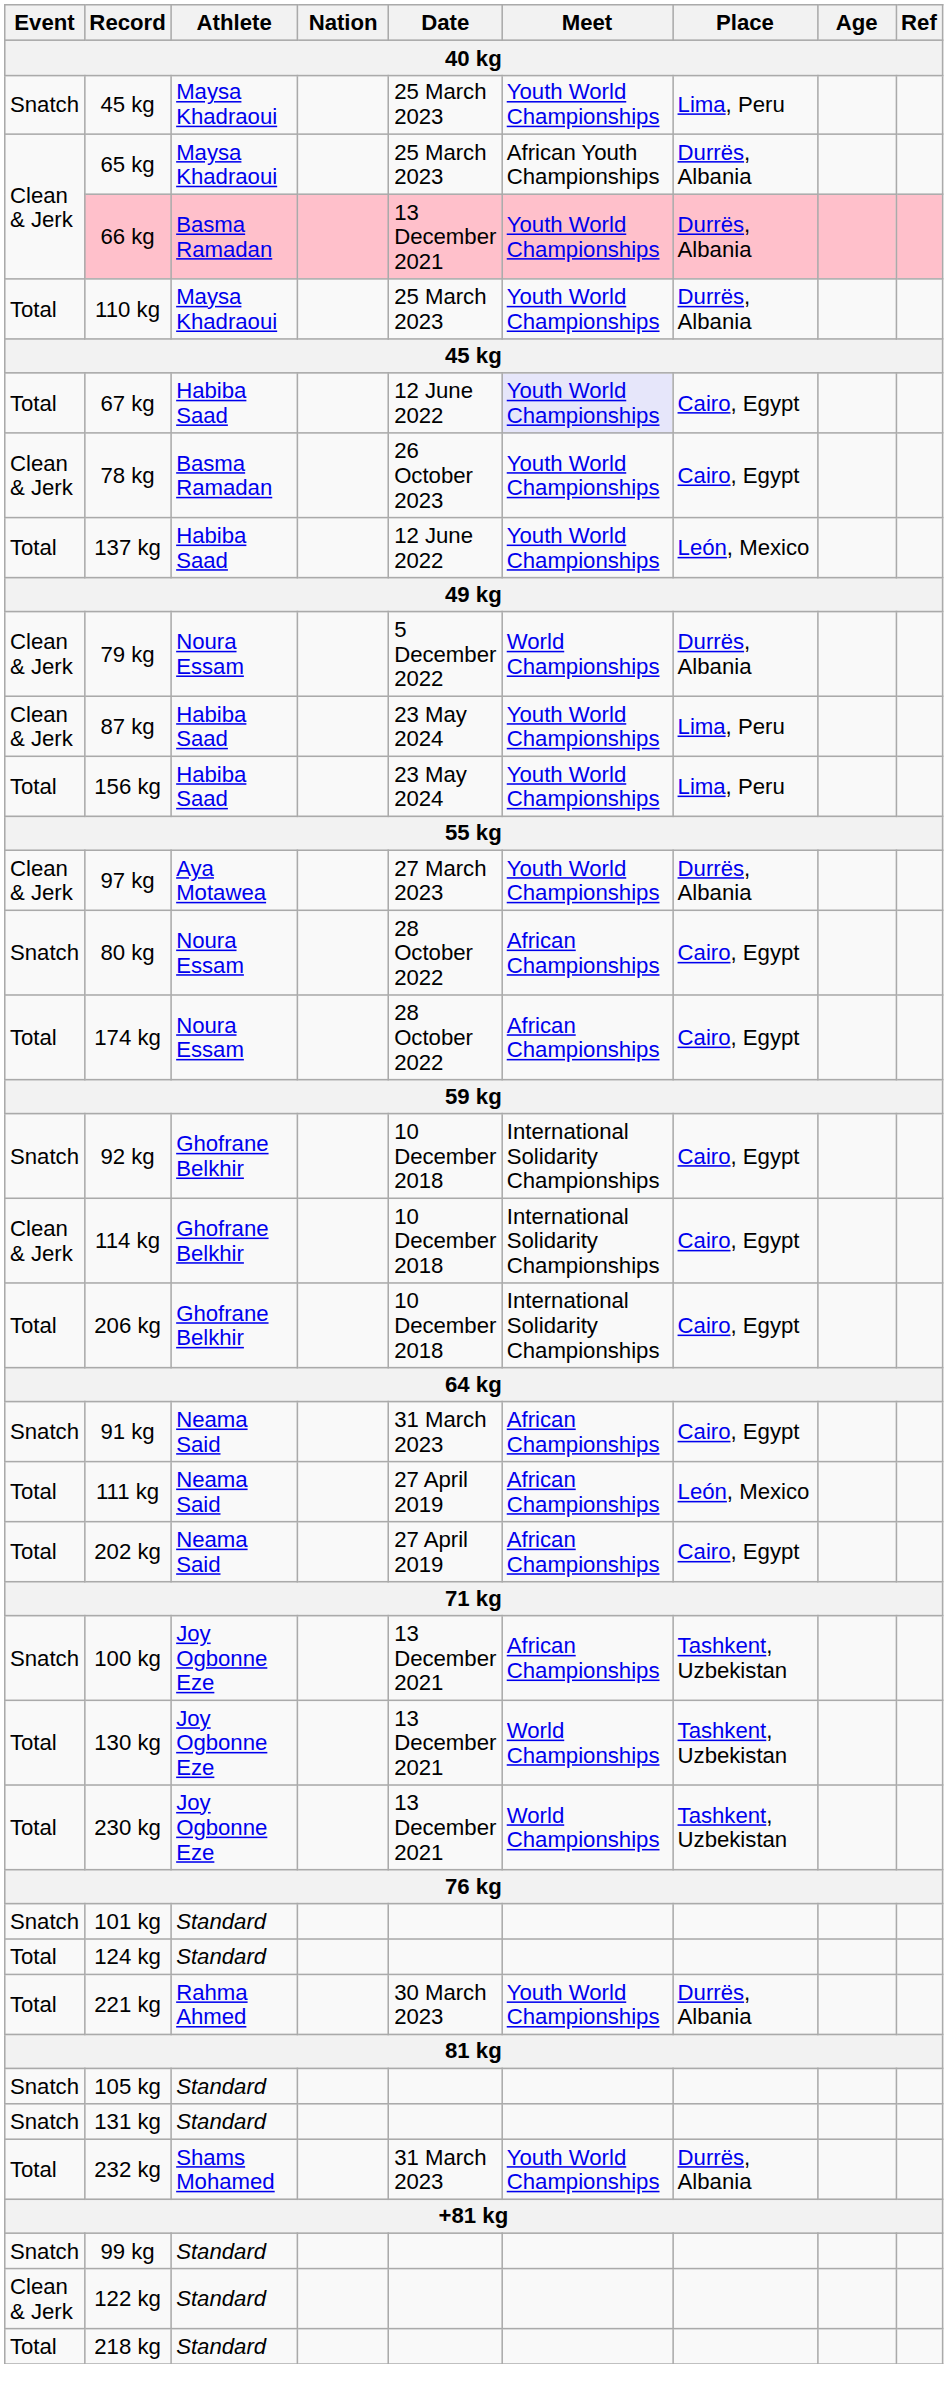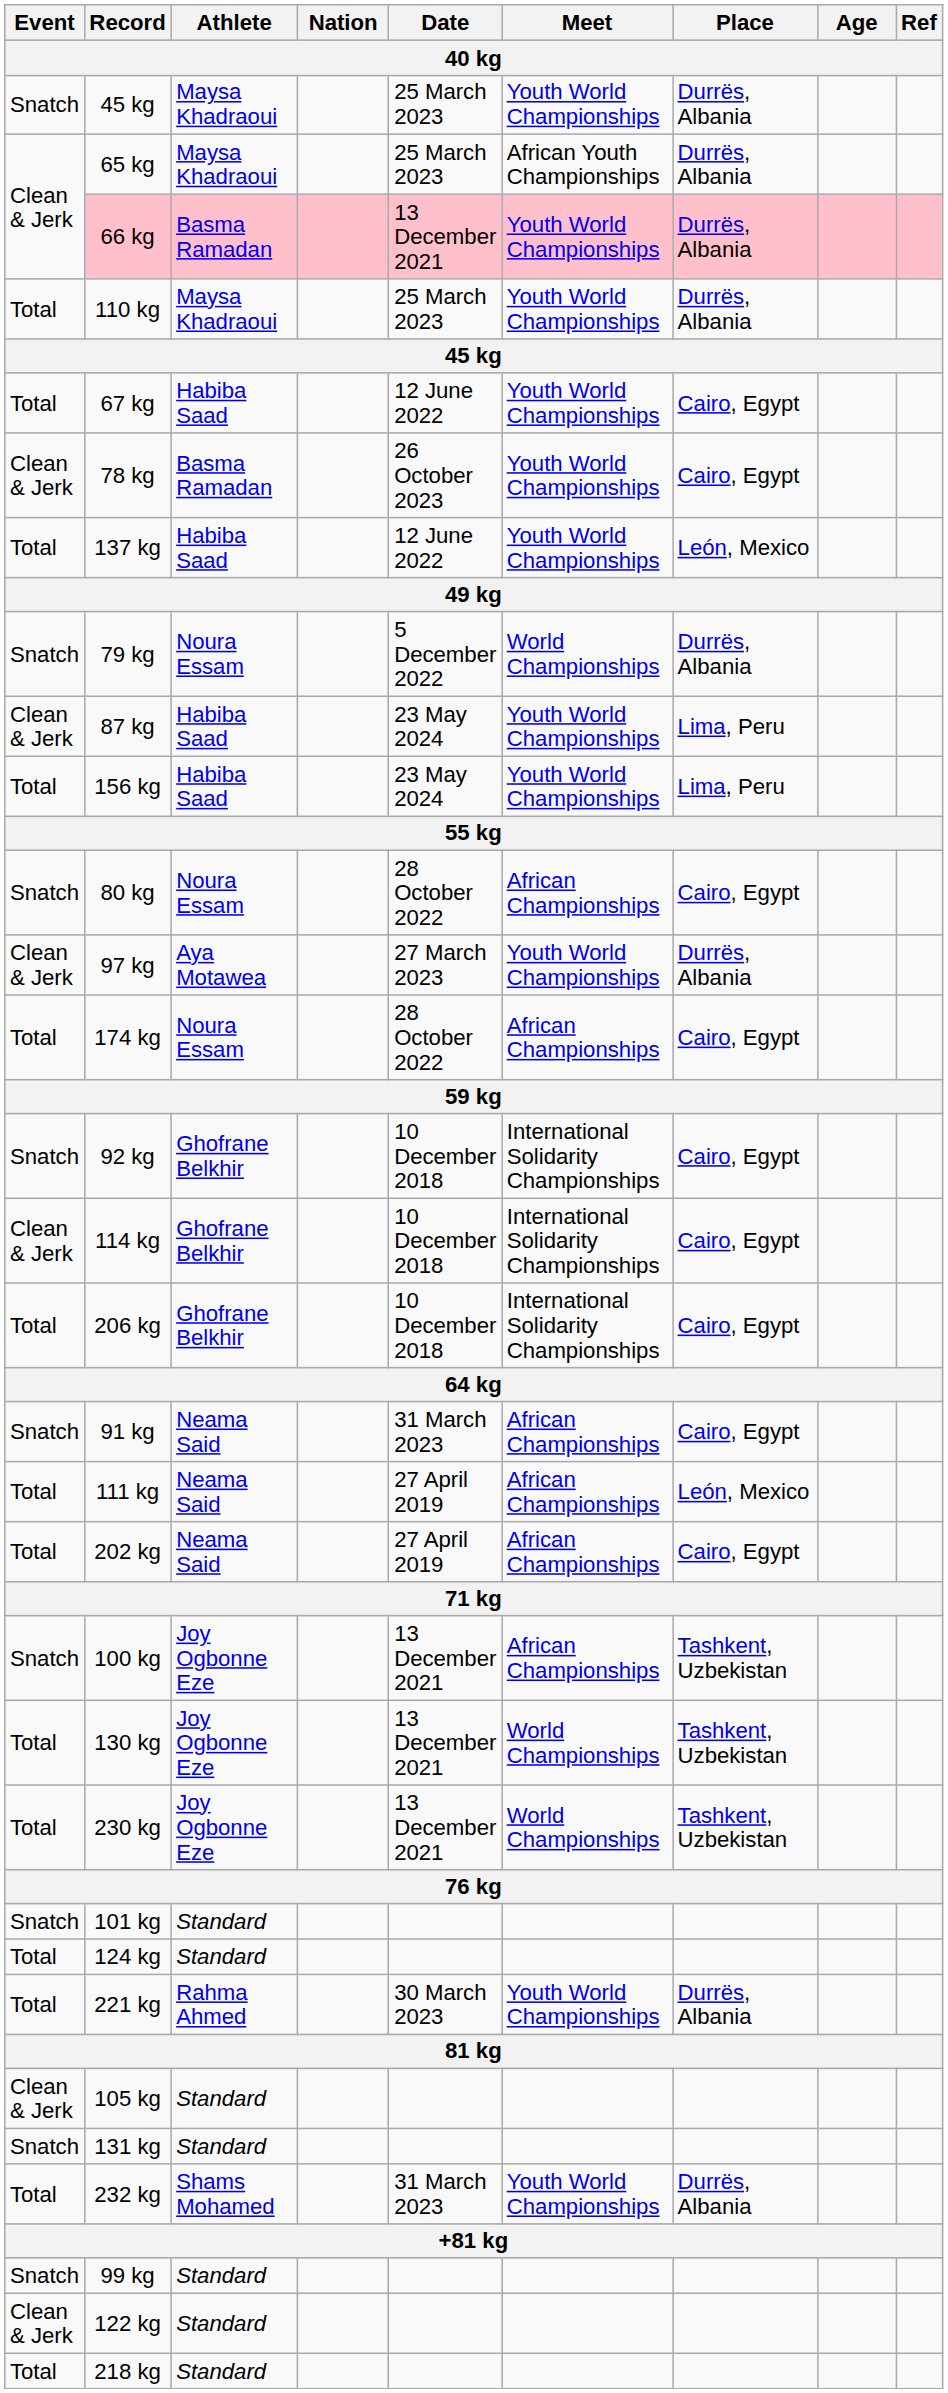(731, 105) Lima, Peru -> (715, 105) Durrës, Albania
(583, 403) lavender background -> (583, 403) no background
(41, 654) Clean & Jerk -> (44, 654) Snatch
rows swapped: (128, 953) <-> (128, 881)
(44, 2087) Snatch -> (41, 2099) Clean & Jerk
